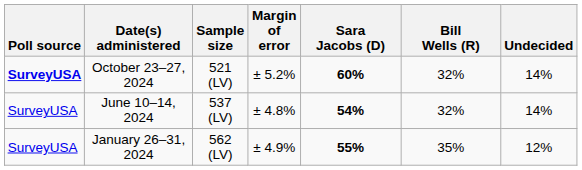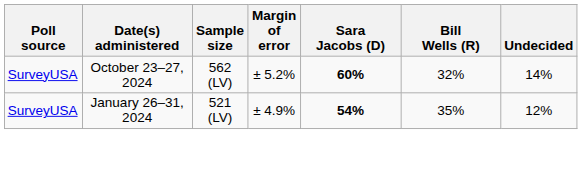(44, 75) bold -> (43, 75) normal
(220, 75) 521 (LV) -> (220, 75) 562 (LV)
- row: (139, 111)
(220, 147) 562 (LV) -> (220, 111) 521 (LV)
(351, 147) 55% -> (351, 111) 54%
